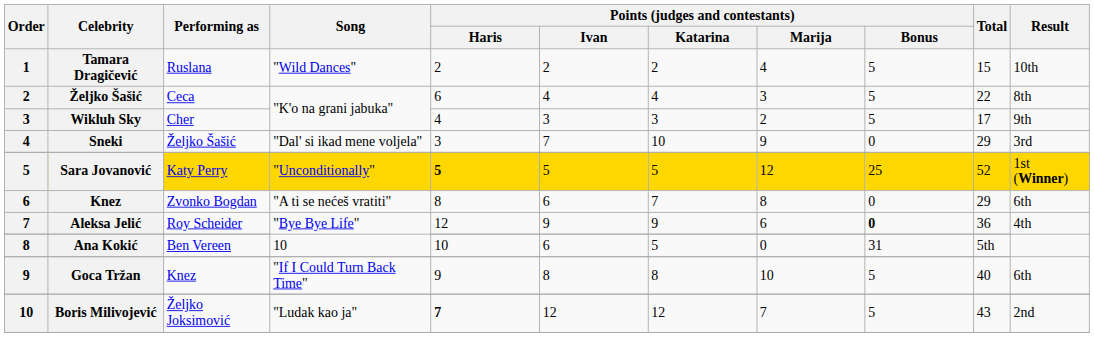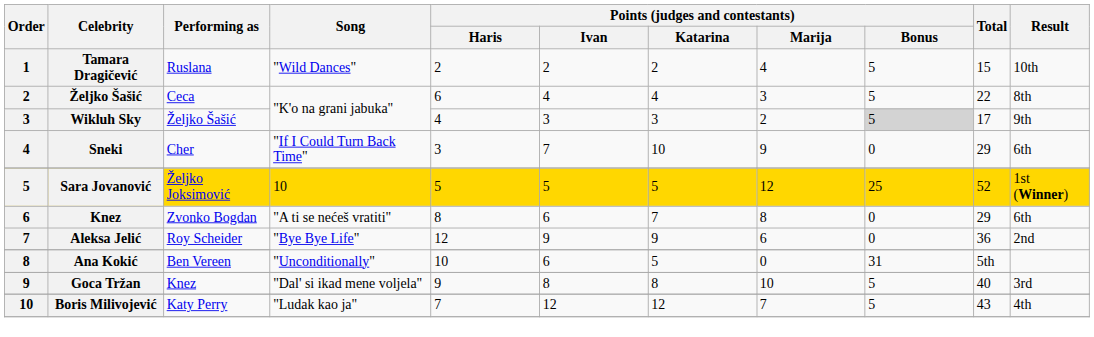(180, 119) Cher -> (201, 119) Željko Šašić
(872, 119) no background -> (872, 119) lightgrey background
(201, 141) Željko Šašić -> (180, 149) Cher
(348, 141) "Dal' si ikad mene voljela" -> (334, 149) "If I Could Turn Back Time"
(1023, 141) 3rd -> (1022, 149) 6th
(197, 171) Katy Perry -> (198, 187) Željko Joksimović
(324, 171) "Unconditionally" -> (280, 187) 10
(438, 171) bold -> (438, 187) normal
(872, 223) bold -> (872, 239) normal
(1022, 223) 4th -> (1024, 239) 2nd
(280, 245) 10 -> (324, 261) "Unconditionally"
(334, 275) "If I Could Turn Back Time" -> (348, 283) "Dal' si ikad mene voljela"
(1022, 275) 6th -> (1023, 283) 3rd
(198, 313) Željko Joksimović -> (197, 305) Katy Perry
(438, 313) bold -> (438, 305) normal
(1024, 313) 2nd -> (1022, 305) 4th
